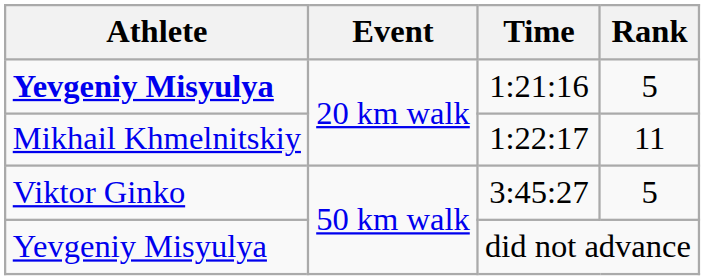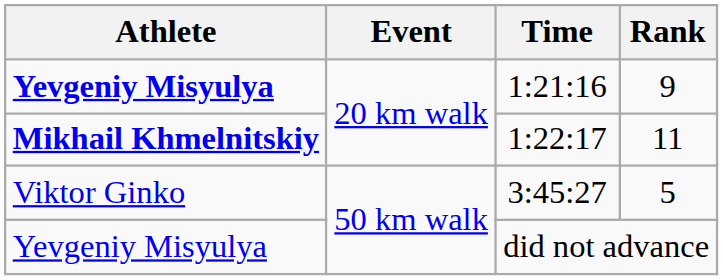(650, 85) 5 -> (668, 85) 9
(157, 139) normal -> (166, 139) bold
